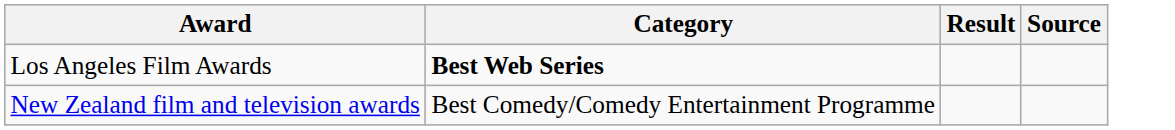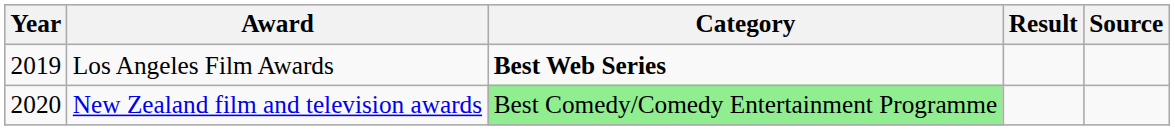+ column: (36, 24)
(683, 104) no background -> (745, 104) lightgreen background
